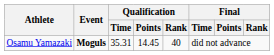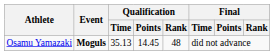(121, 43) 35.31 -> (121, 43) 35.13
(176, 43) 40 -> (176, 43) 48
